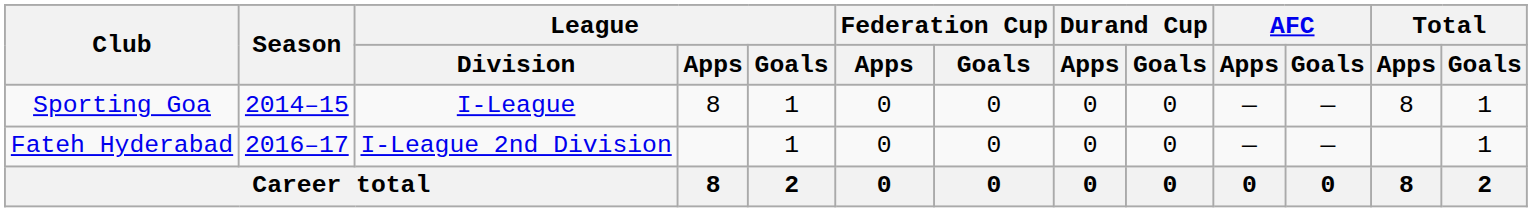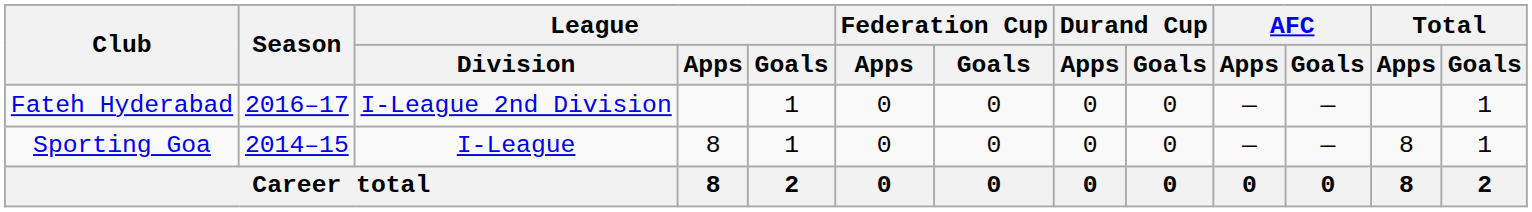rows swapped: (122, 106) <-> (122, 146)
